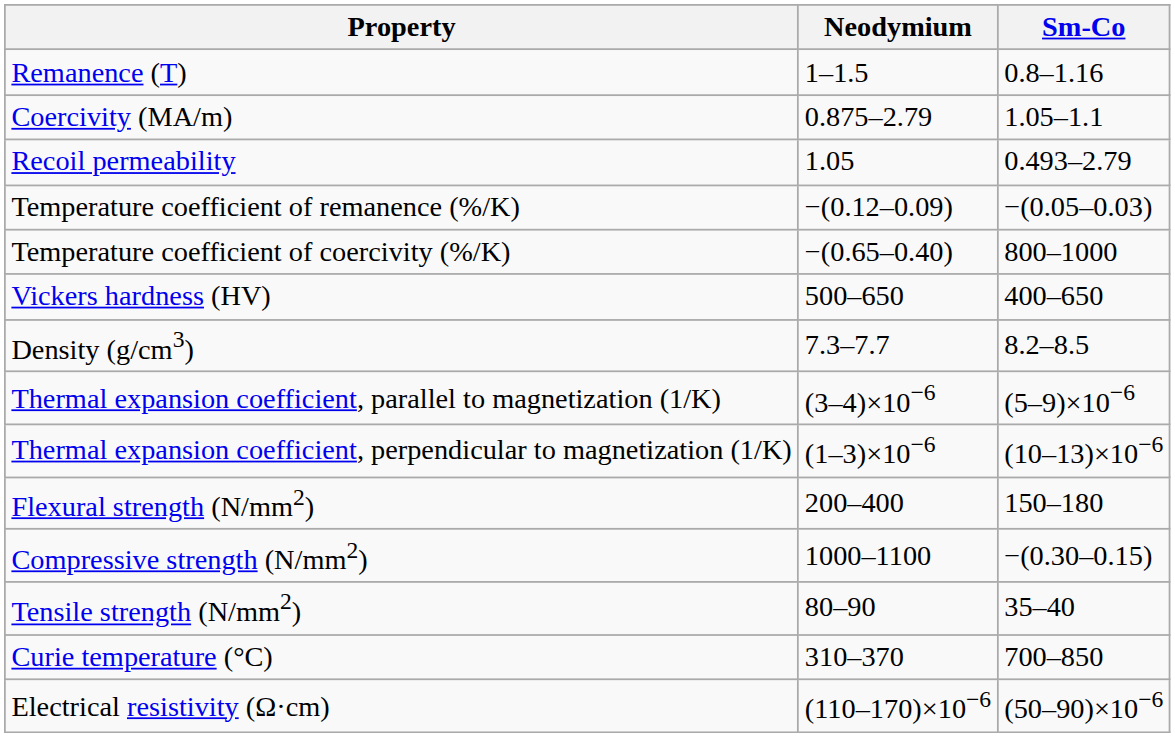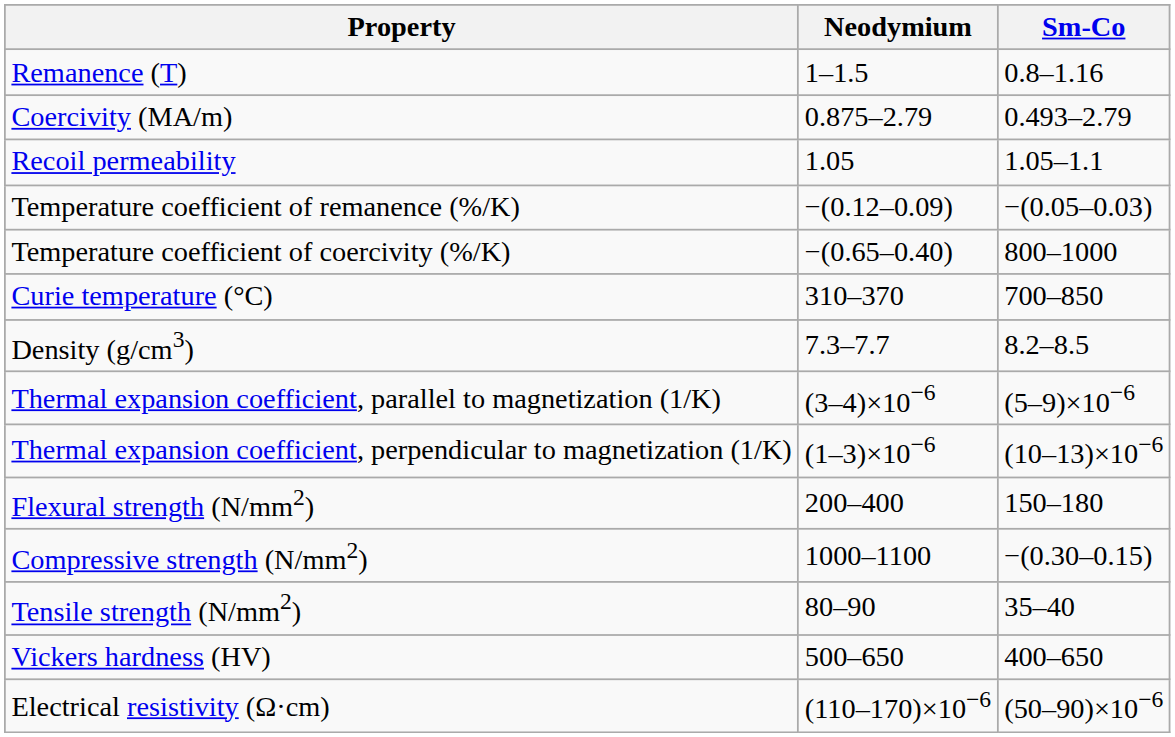(1054, 116) 1.05–1.1 -> (1068, 116) 0.493–2.79
(1068, 161) 0.493–2.79 -> (1054, 161) 1.05–1.1
rows swapped: (142, 656) <-> (141, 296)
